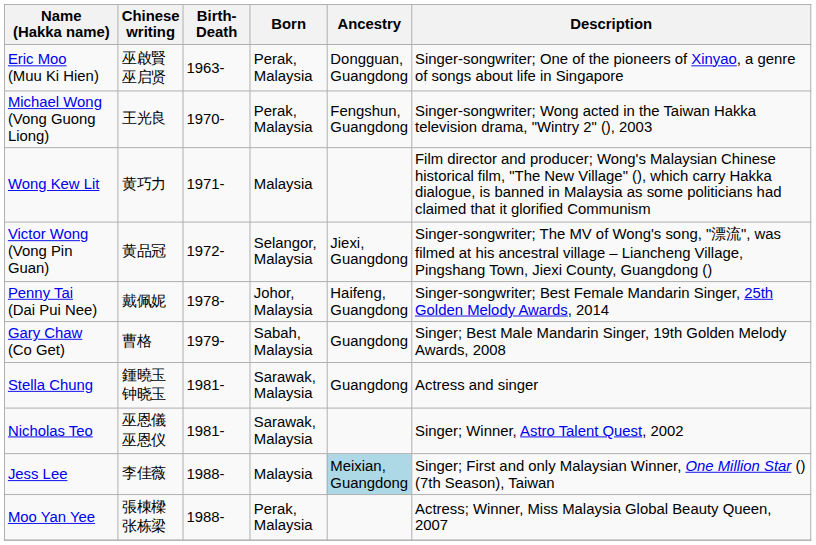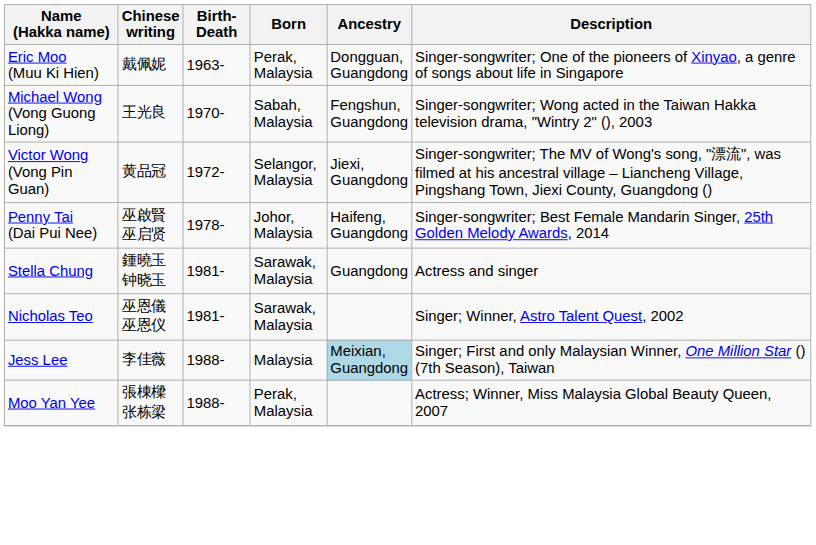(144, 67) 巫啟賢 巫启贤 -> (144, 64) 戴佩妮
(283, 119) Perak, Malaysia -> (283, 113) Sabah, Malaysia
- row: (54, 184)
(144, 301) 戴佩妮 -> (144, 224) 巫啟賢 巫启贤
- row: (45, 342)
